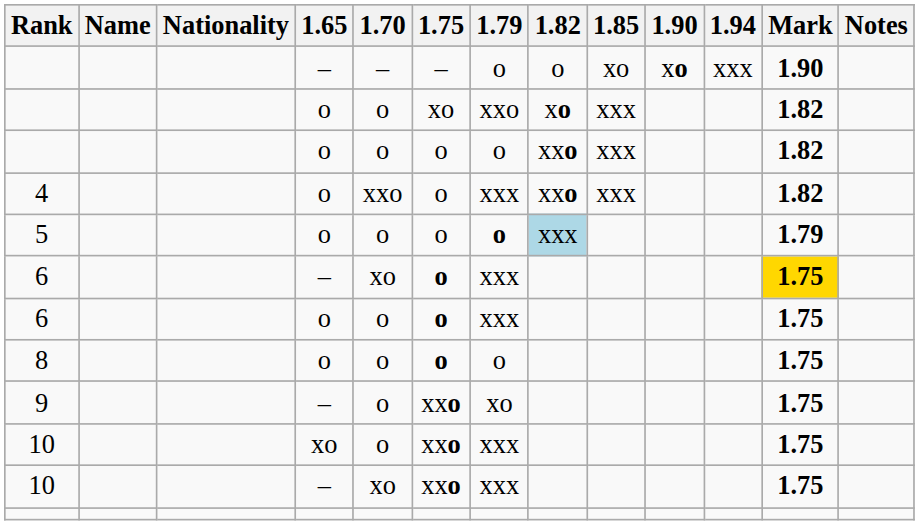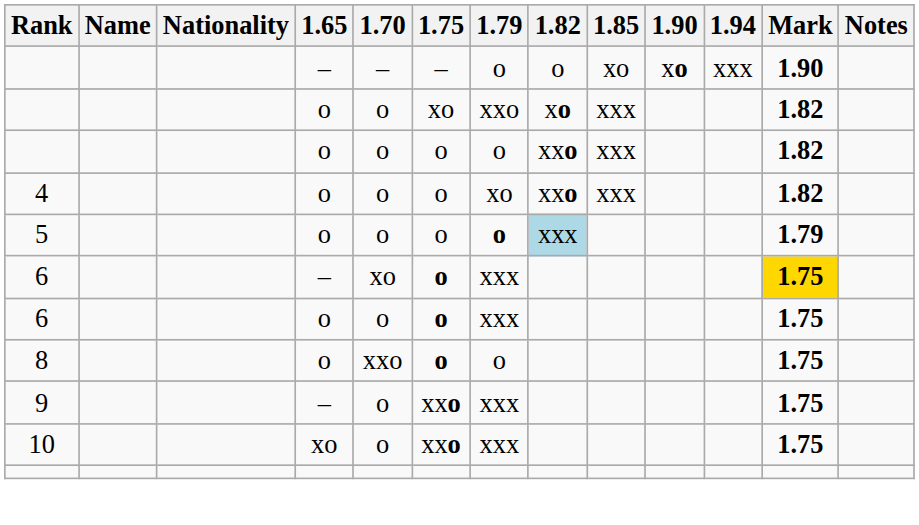(383, 192) xxo -> (383, 192) o
(499, 192) xxx -> (499, 192) xo
(383, 360) o -> (383, 360) xxo
(499, 402) xo -> (499, 402) xxx
- row: (42, 485)
